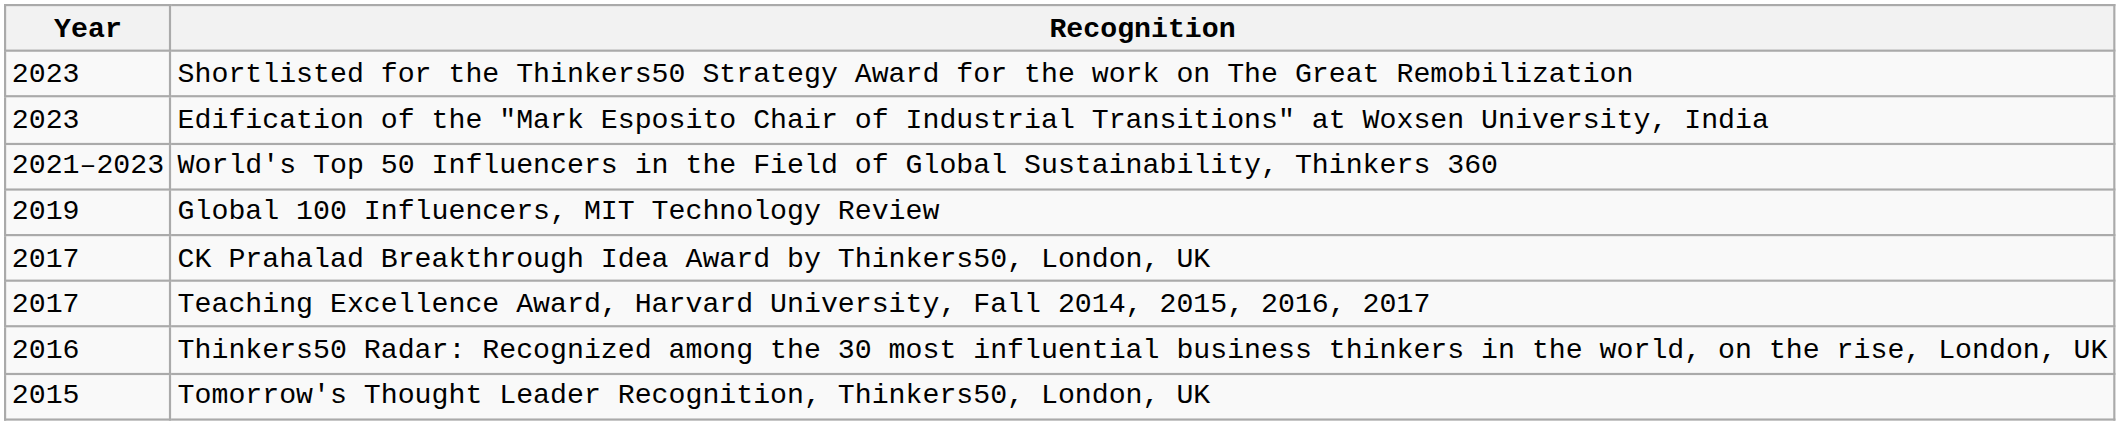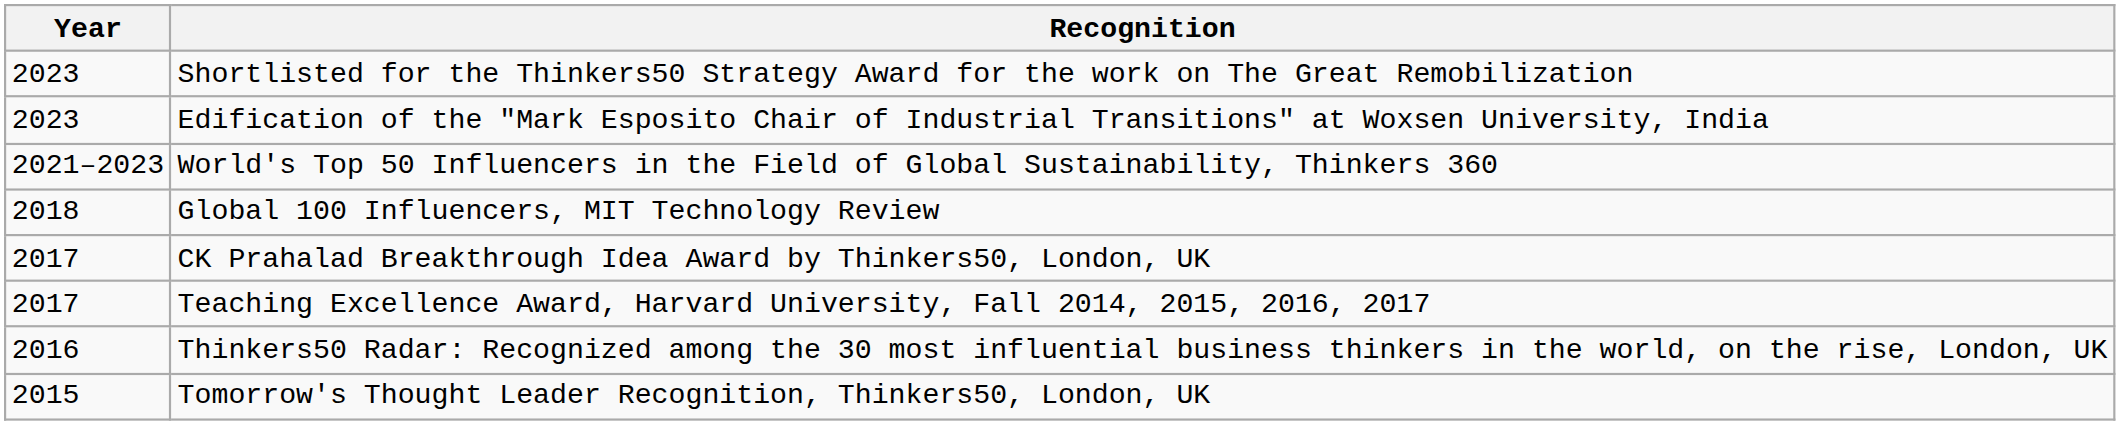(46, 212) 2019 -> (46, 212) 2018
